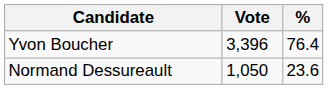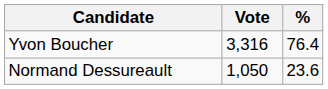(247, 44) 3,396 -> (247, 44) 3,316
